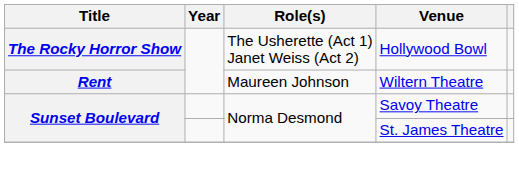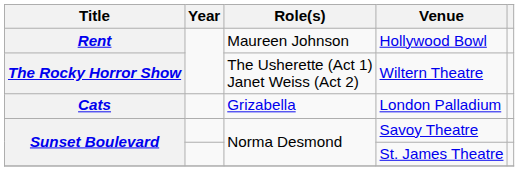(95, 49) The Rocky Horror Show -> (95, 40) Rent
(300, 49) The Usherette (Act 1) Janet Weiss (Act 2) -> (288, 40) Maureen Johnson
(95, 81) Rent -> (95, 73) The Rocky Horror Show
(288, 81) Maureen Johnson -> (300, 73) The Usherette (Act 1) Janet Weiss (Act 2)
+ row: (440, 105)
